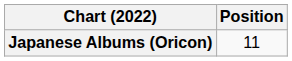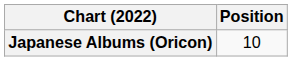(252, 42) 11 -> (252, 42) 10
